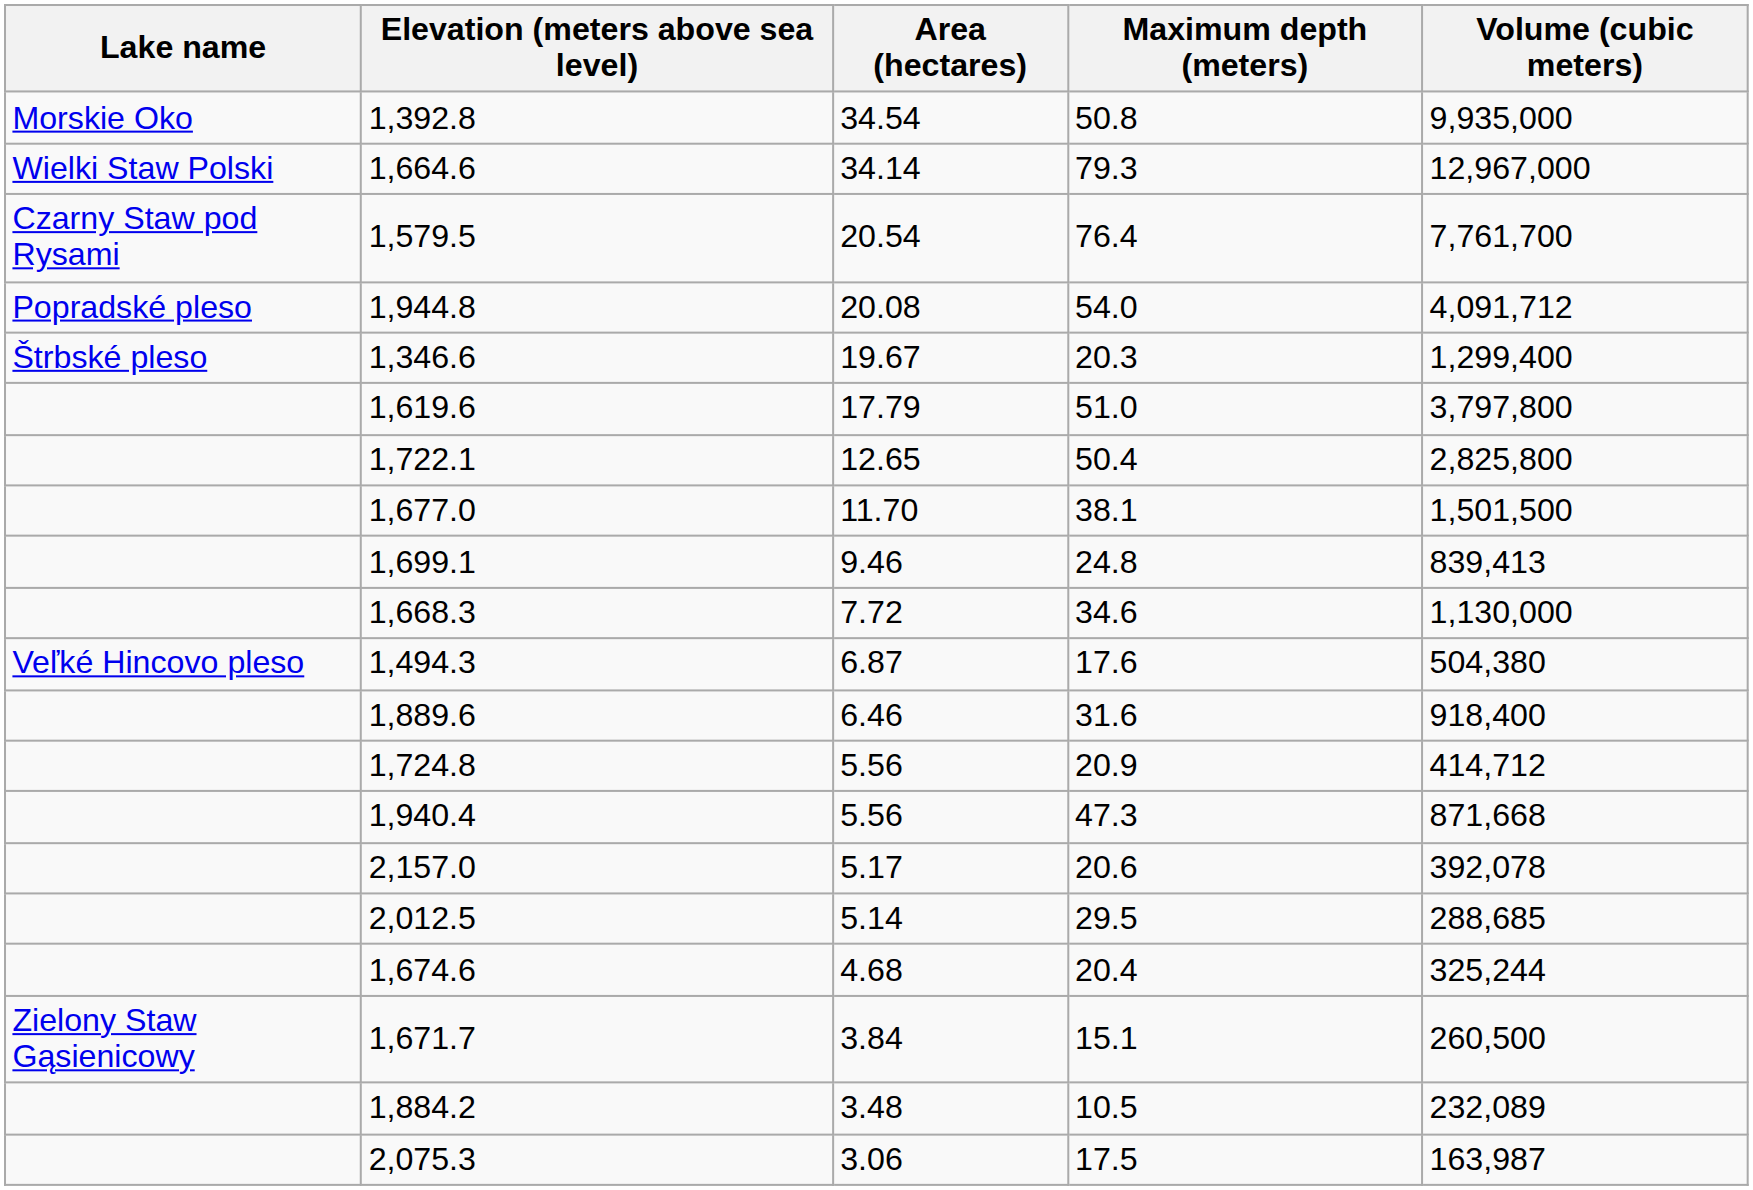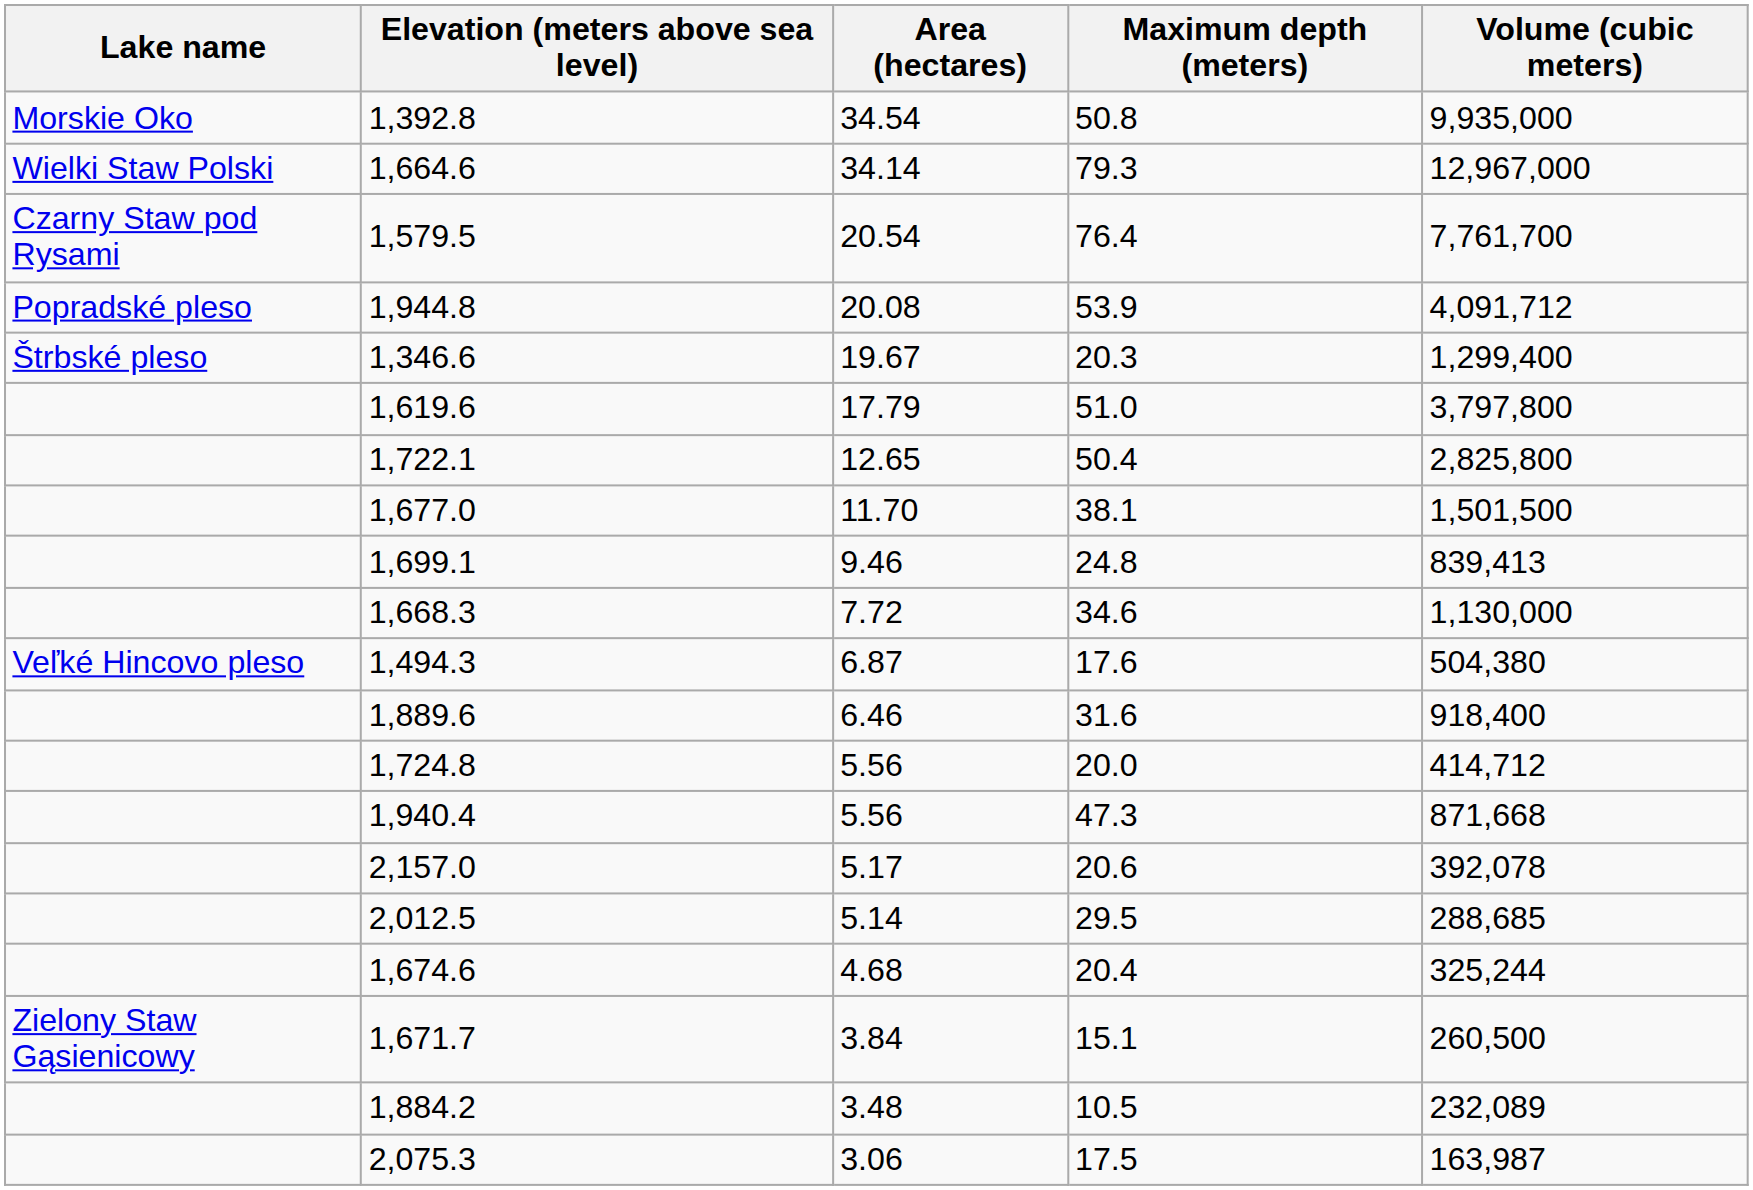(1106, 306) 54.0 -> (1106, 306) 53.9
(1106, 765) 20.9 -> (1106, 765) 20.0
